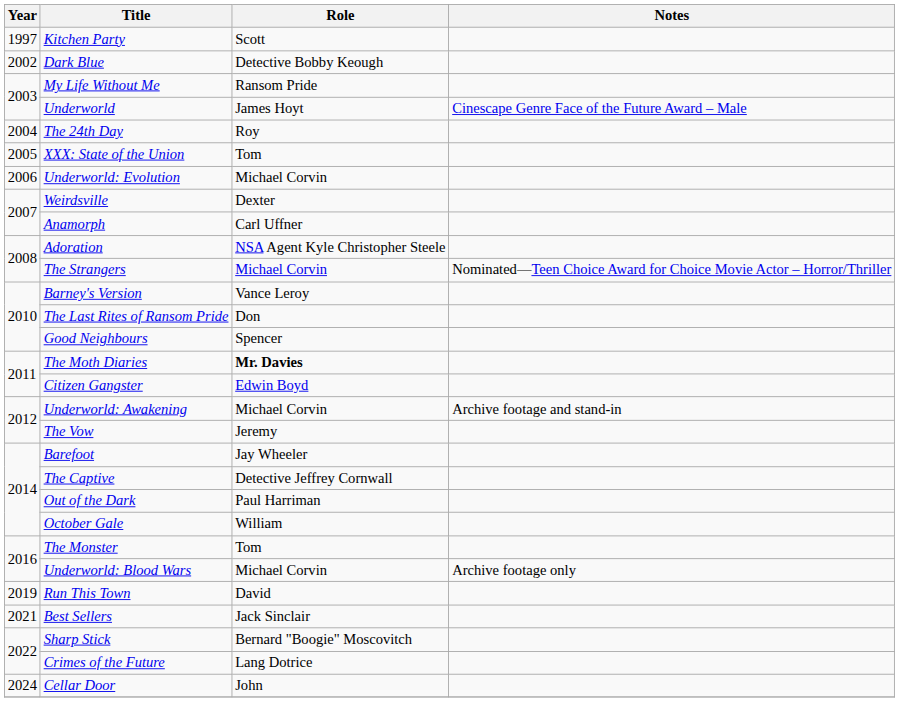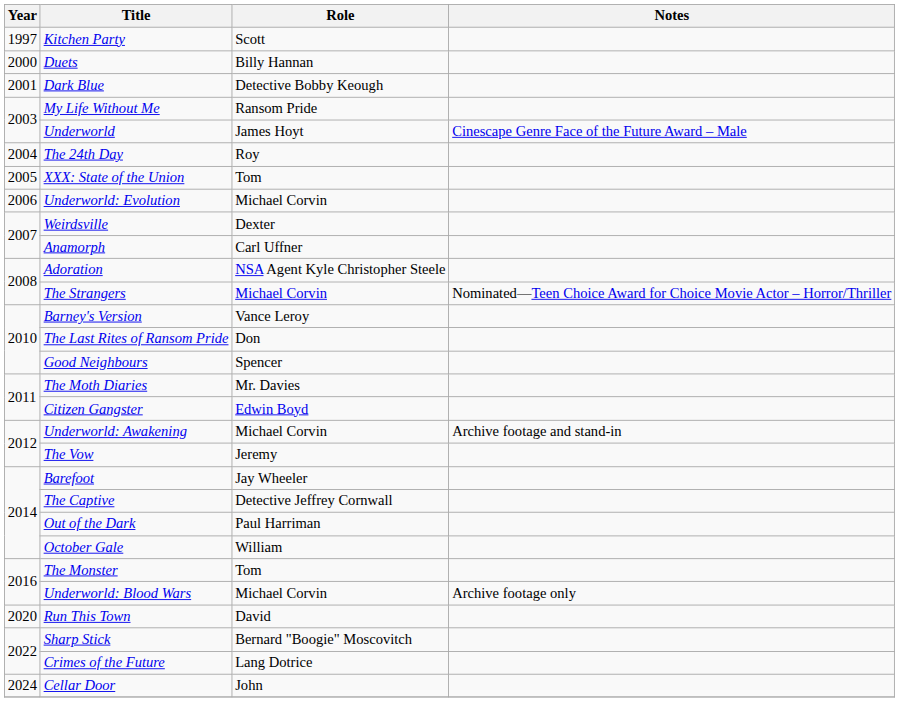+ row: (61, 62)
(22, 62) 2002 -> (22, 85) 2001
(269, 362) bold -> (268, 385) normal
(22, 593) 2019 -> (22, 616) 2020
- row: (78, 616)
